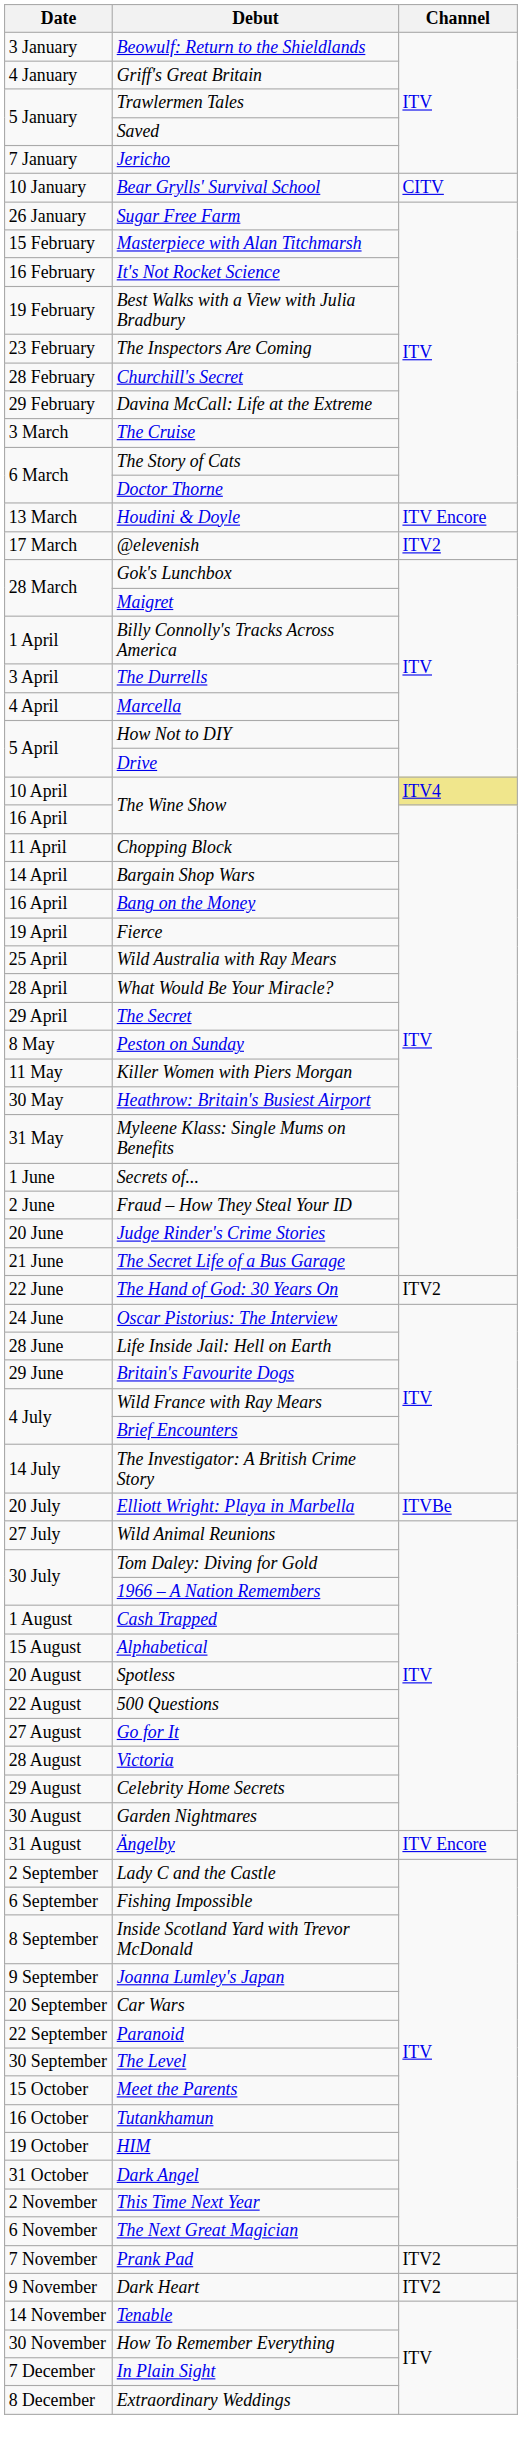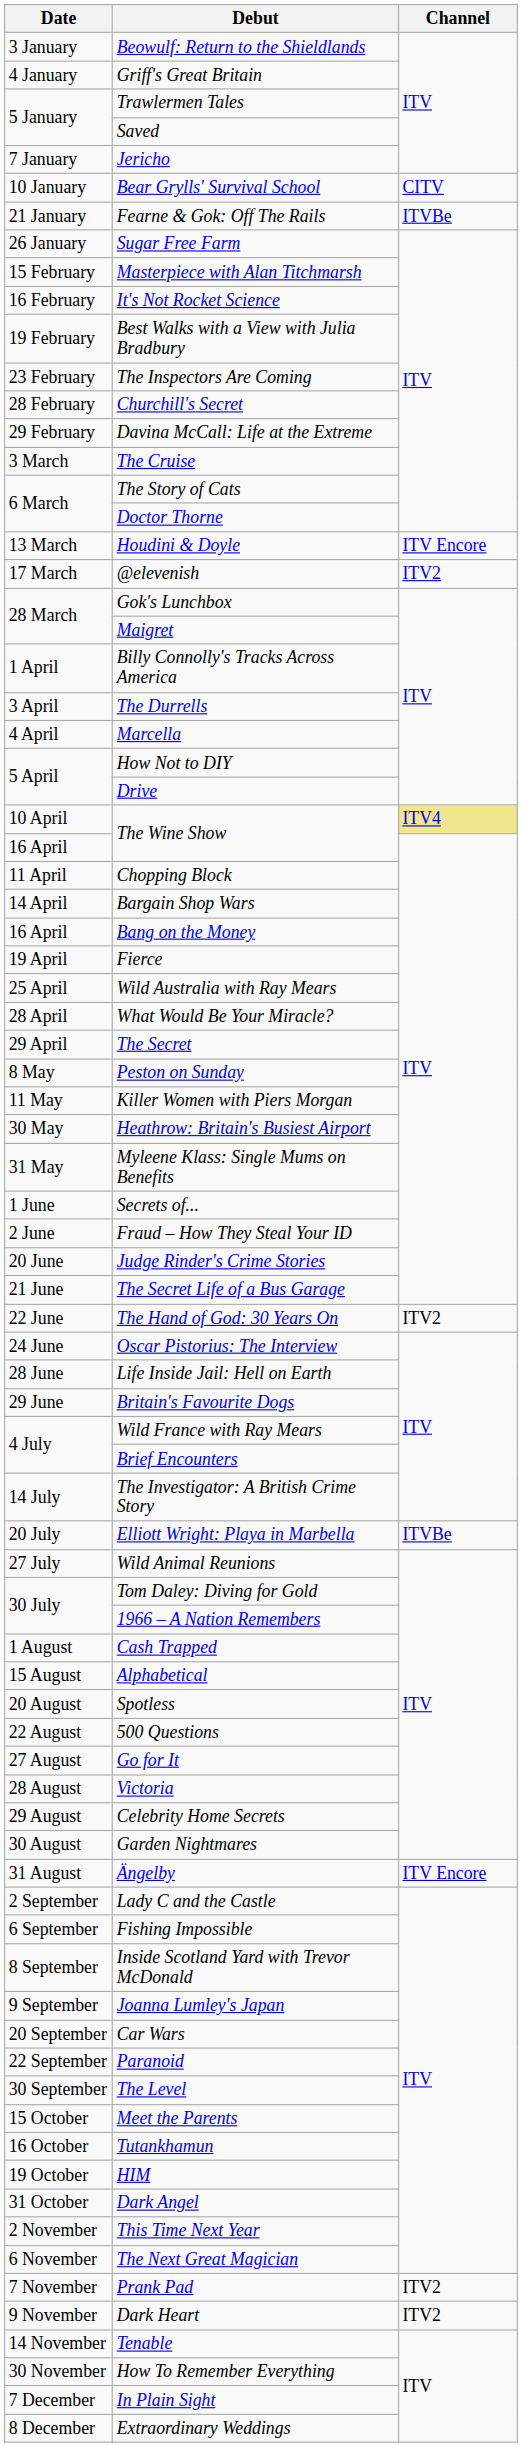+ row: (47, 215)
